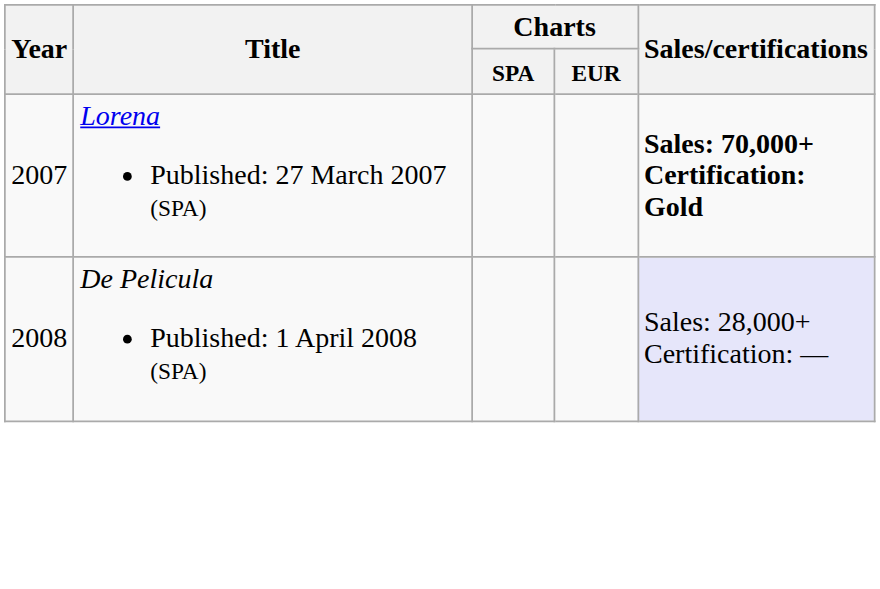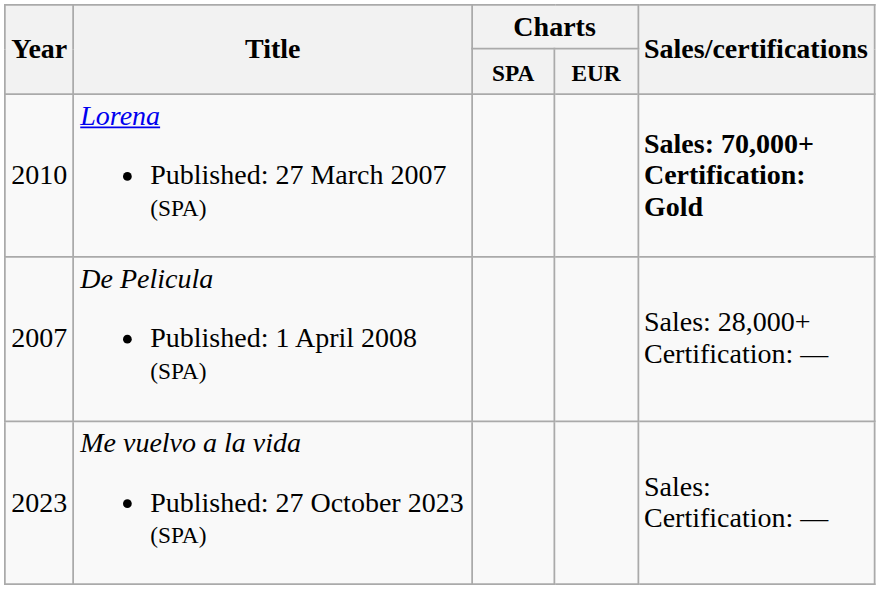(39, 175) 2007 -> (39, 175) 2010
(39, 338) 2008 -> (39, 338) 2007
(736, 338) lavender background -> (736, 338) no background
+ row: (273, 488)
